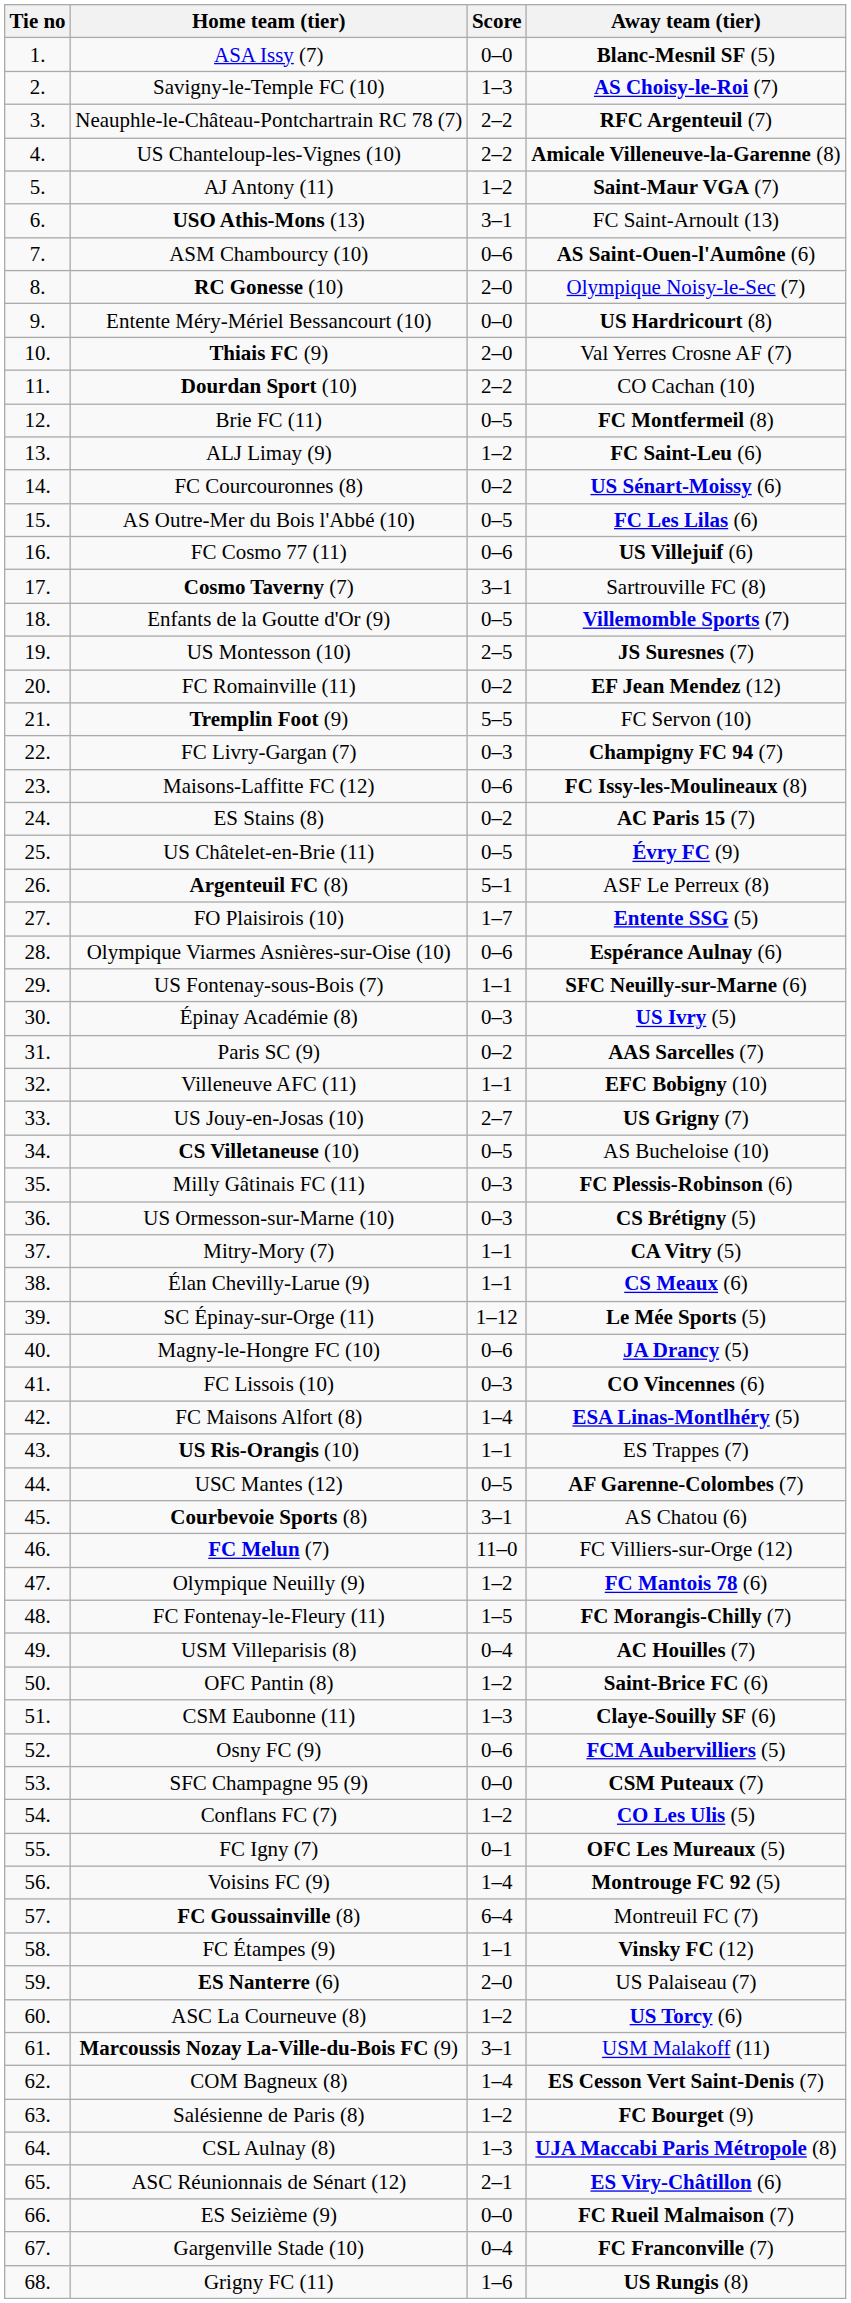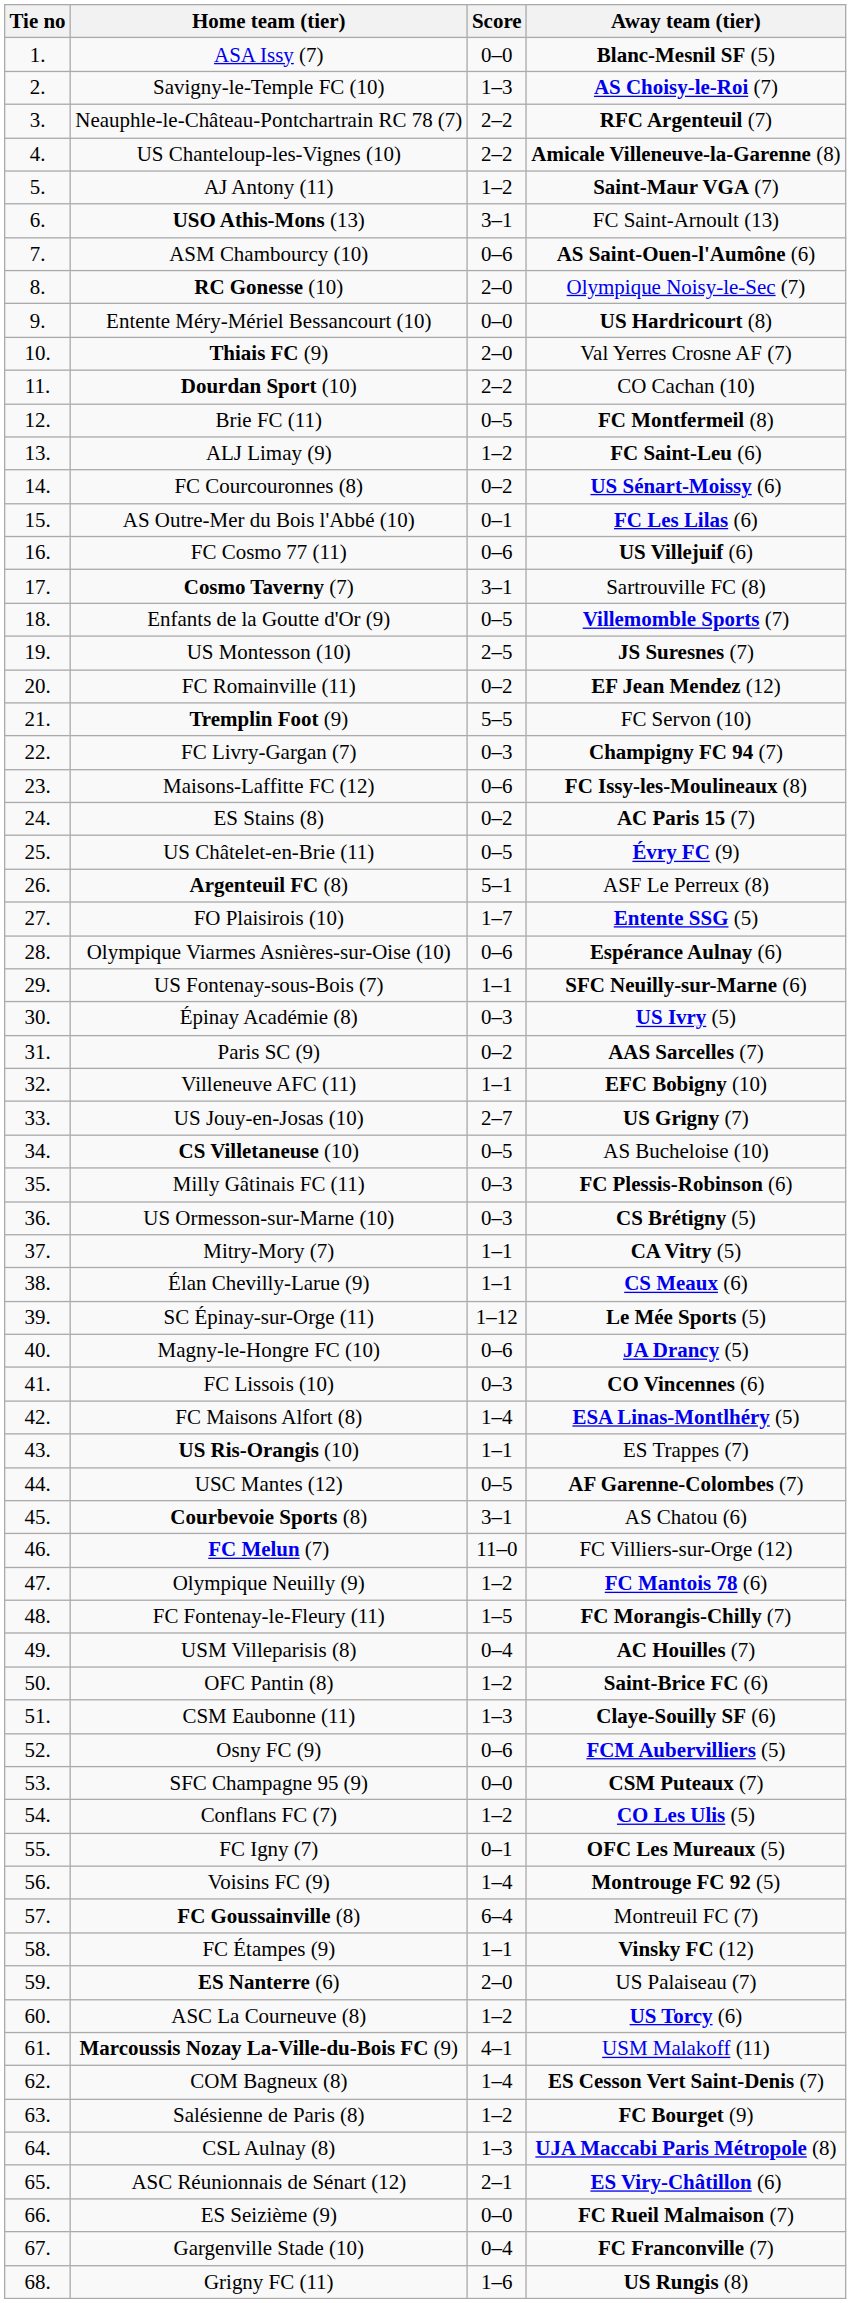(497, 519) 0–5 -> (497, 519) 0–1
(497, 2048) 3–1 -> (497, 2048) 4–1
